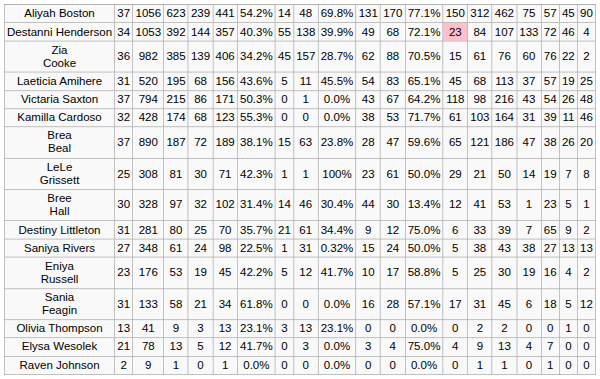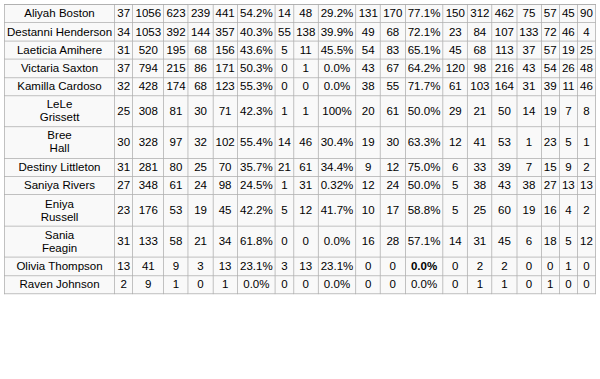(337, 13) 69.8% -> (337, 13) 29.2%
(455, 31) pink background -> (455, 31) no background
- row: (60, 56)
(455, 99) 118 -> (455, 68) 120
(393, 117) 53 -> (393, 86) 55
- row: (60, 142)
(368, 173) 23 -> (368, 111) 20
(256, 205) 31.4% -> (256, 142) 55.4%
(368, 205) 44 -> (368, 142) 19
(424, 205) 13.4% -> (424, 142) 63.3%
(550, 229) 65 -> (550, 167) 15
(256, 248) 22.5% -> (256, 185) 24.5%
(368, 248) 15 -> (368, 185) 12
(504, 272) 30 -> (504, 210) 60
(455, 304) 17 -> (455, 241) 14
(424, 328) normal -> (424, 266) bold
- row: (60, 347)
